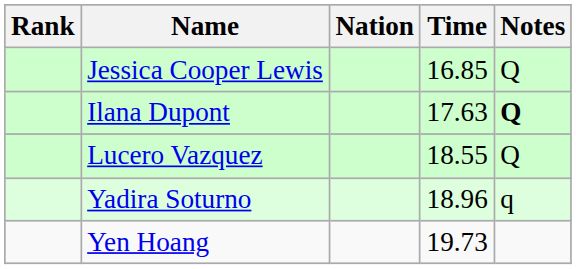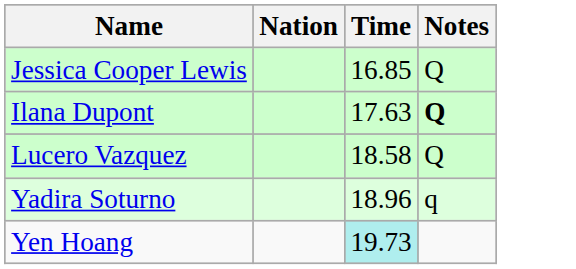- column: (43, 26)
(457, 155) 18.55 -> (381, 155) 18.58
(457, 241) no background -> (381, 241) paleturquoise background
